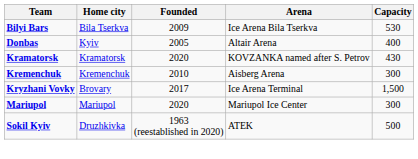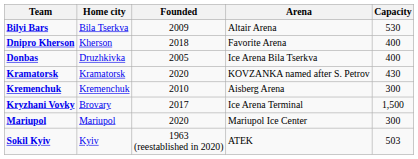(273, 27) Ice Arena Bila Tserkva -> (252, 27) Altair Arena
+ row: (40, 43)
(89, 43) Kyiv -> (102, 58) Druzhkivka
(252, 43) Altair Arena -> (273, 58) Ice Arena Bila Tserkva
(102, 126) Druzhkivka -> (89, 141) Kyiv
(393, 126) 500 -> (393, 141) 503
